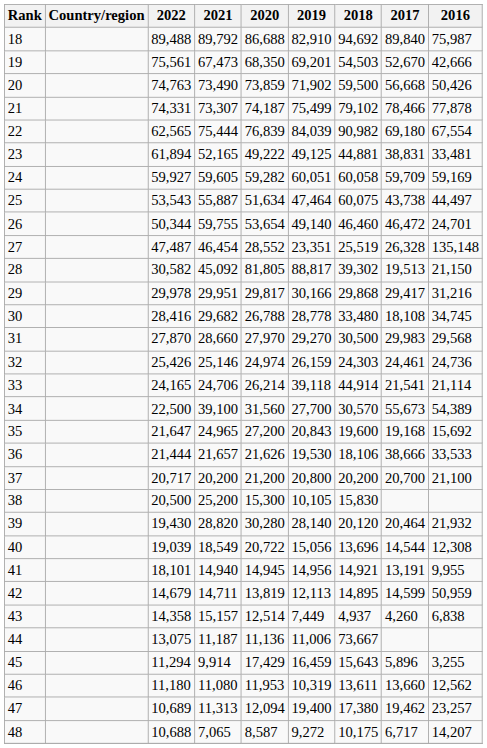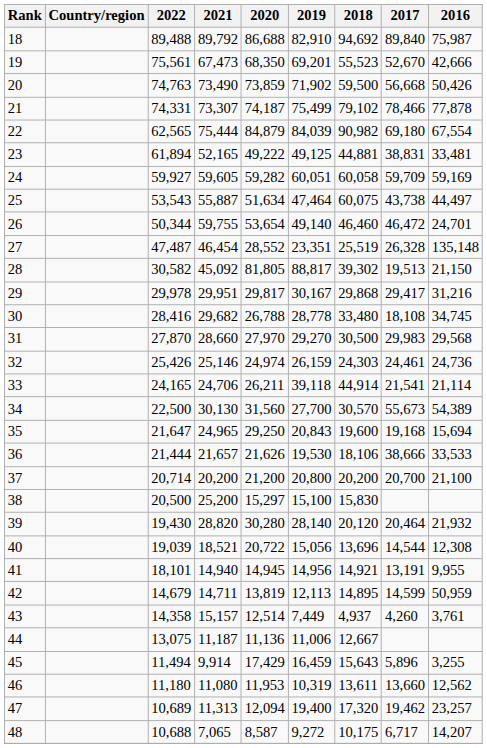(358, 62) 54,503 -> (358, 62) 55,523
(265, 131) 76,839 -> (265, 131) 84,879
(311, 293) 30,166 -> (311, 293) 30,167
(265, 385) 26,214 -> (264, 385) 26,211
(218, 408) 39,100 -> (218, 408) 30,130
(265, 431) 27,200 -> (265, 431) 29,250
(452, 431) 15,692 -> (452, 431) 15,694
(171, 477) 20,717 -> (171, 477) 20,714
(265, 500) 15,300 -> (265, 500) 15,297
(311, 500) 10,105 -> (311, 500) 15,100
(218, 547) 18,549 -> (218, 547) 18,521
(448, 616) 6,838 -> (448, 616) 3,761
(358, 639) 73,667 -> (358, 639) 12,667
(171, 662) 11,294 -> (171, 662) 11,494
(358, 708) 17,380 -> (358, 708) 17,320
